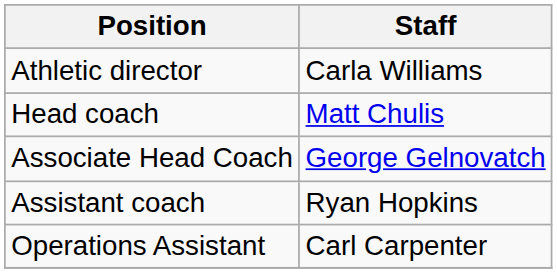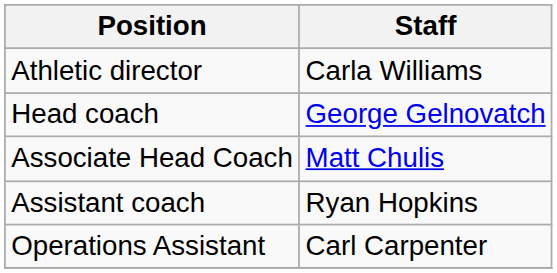(375, 114) Matt Chulis -> (426, 114) George Gelnovatch
(426, 158) George Gelnovatch -> (375, 158) Matt Chulis
